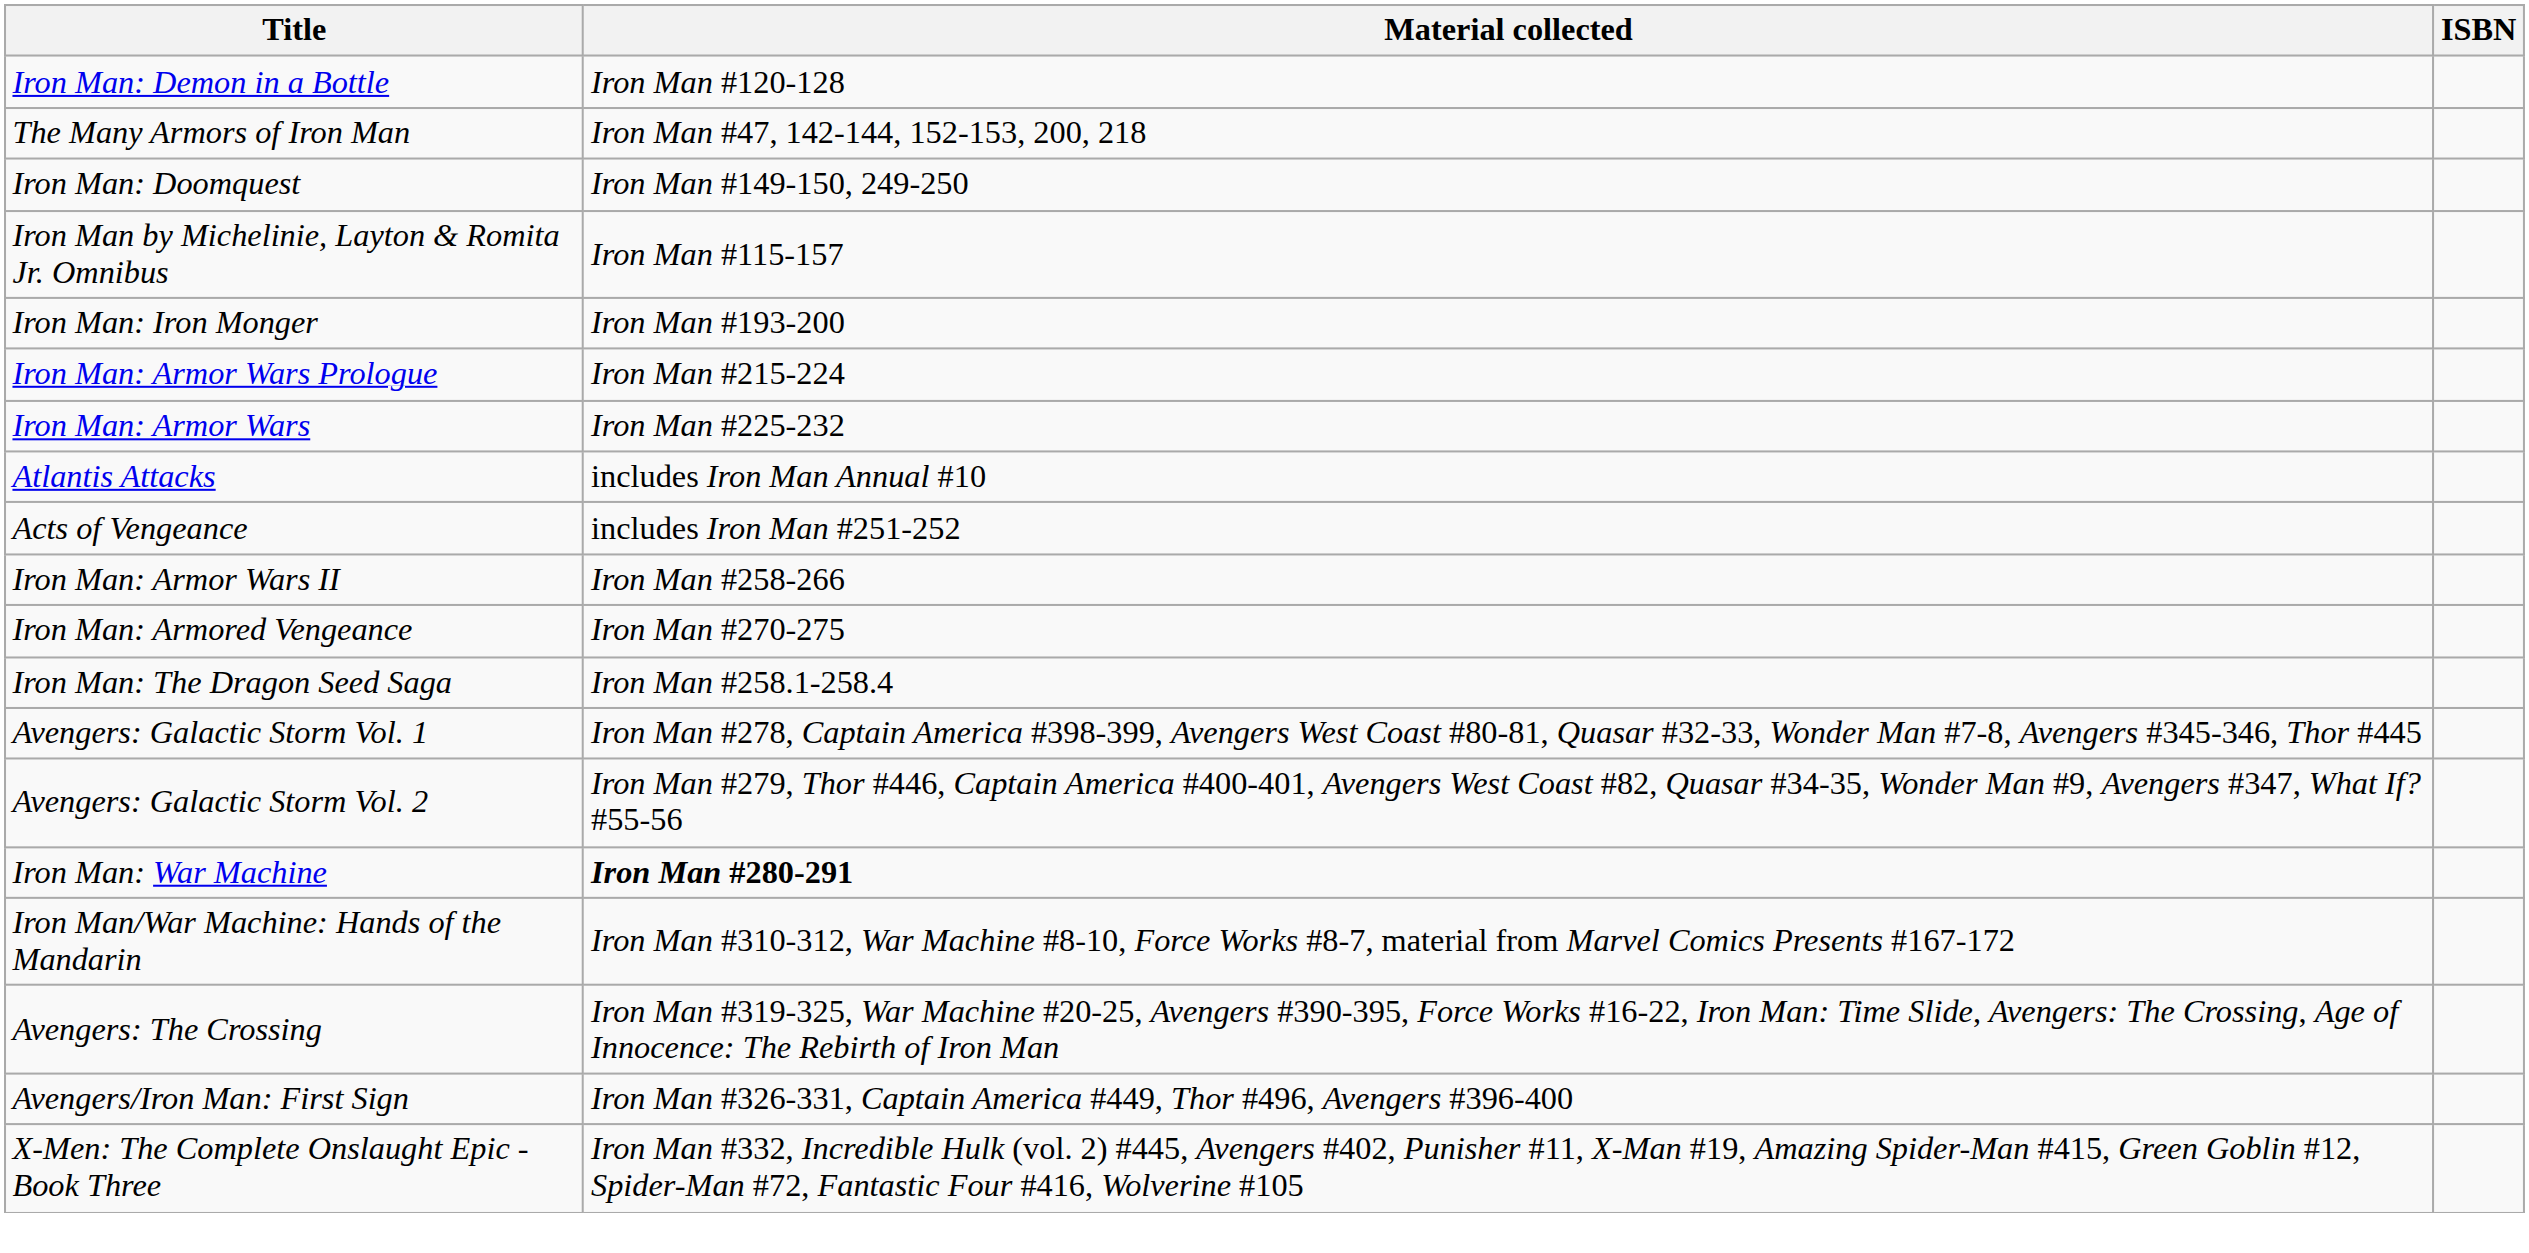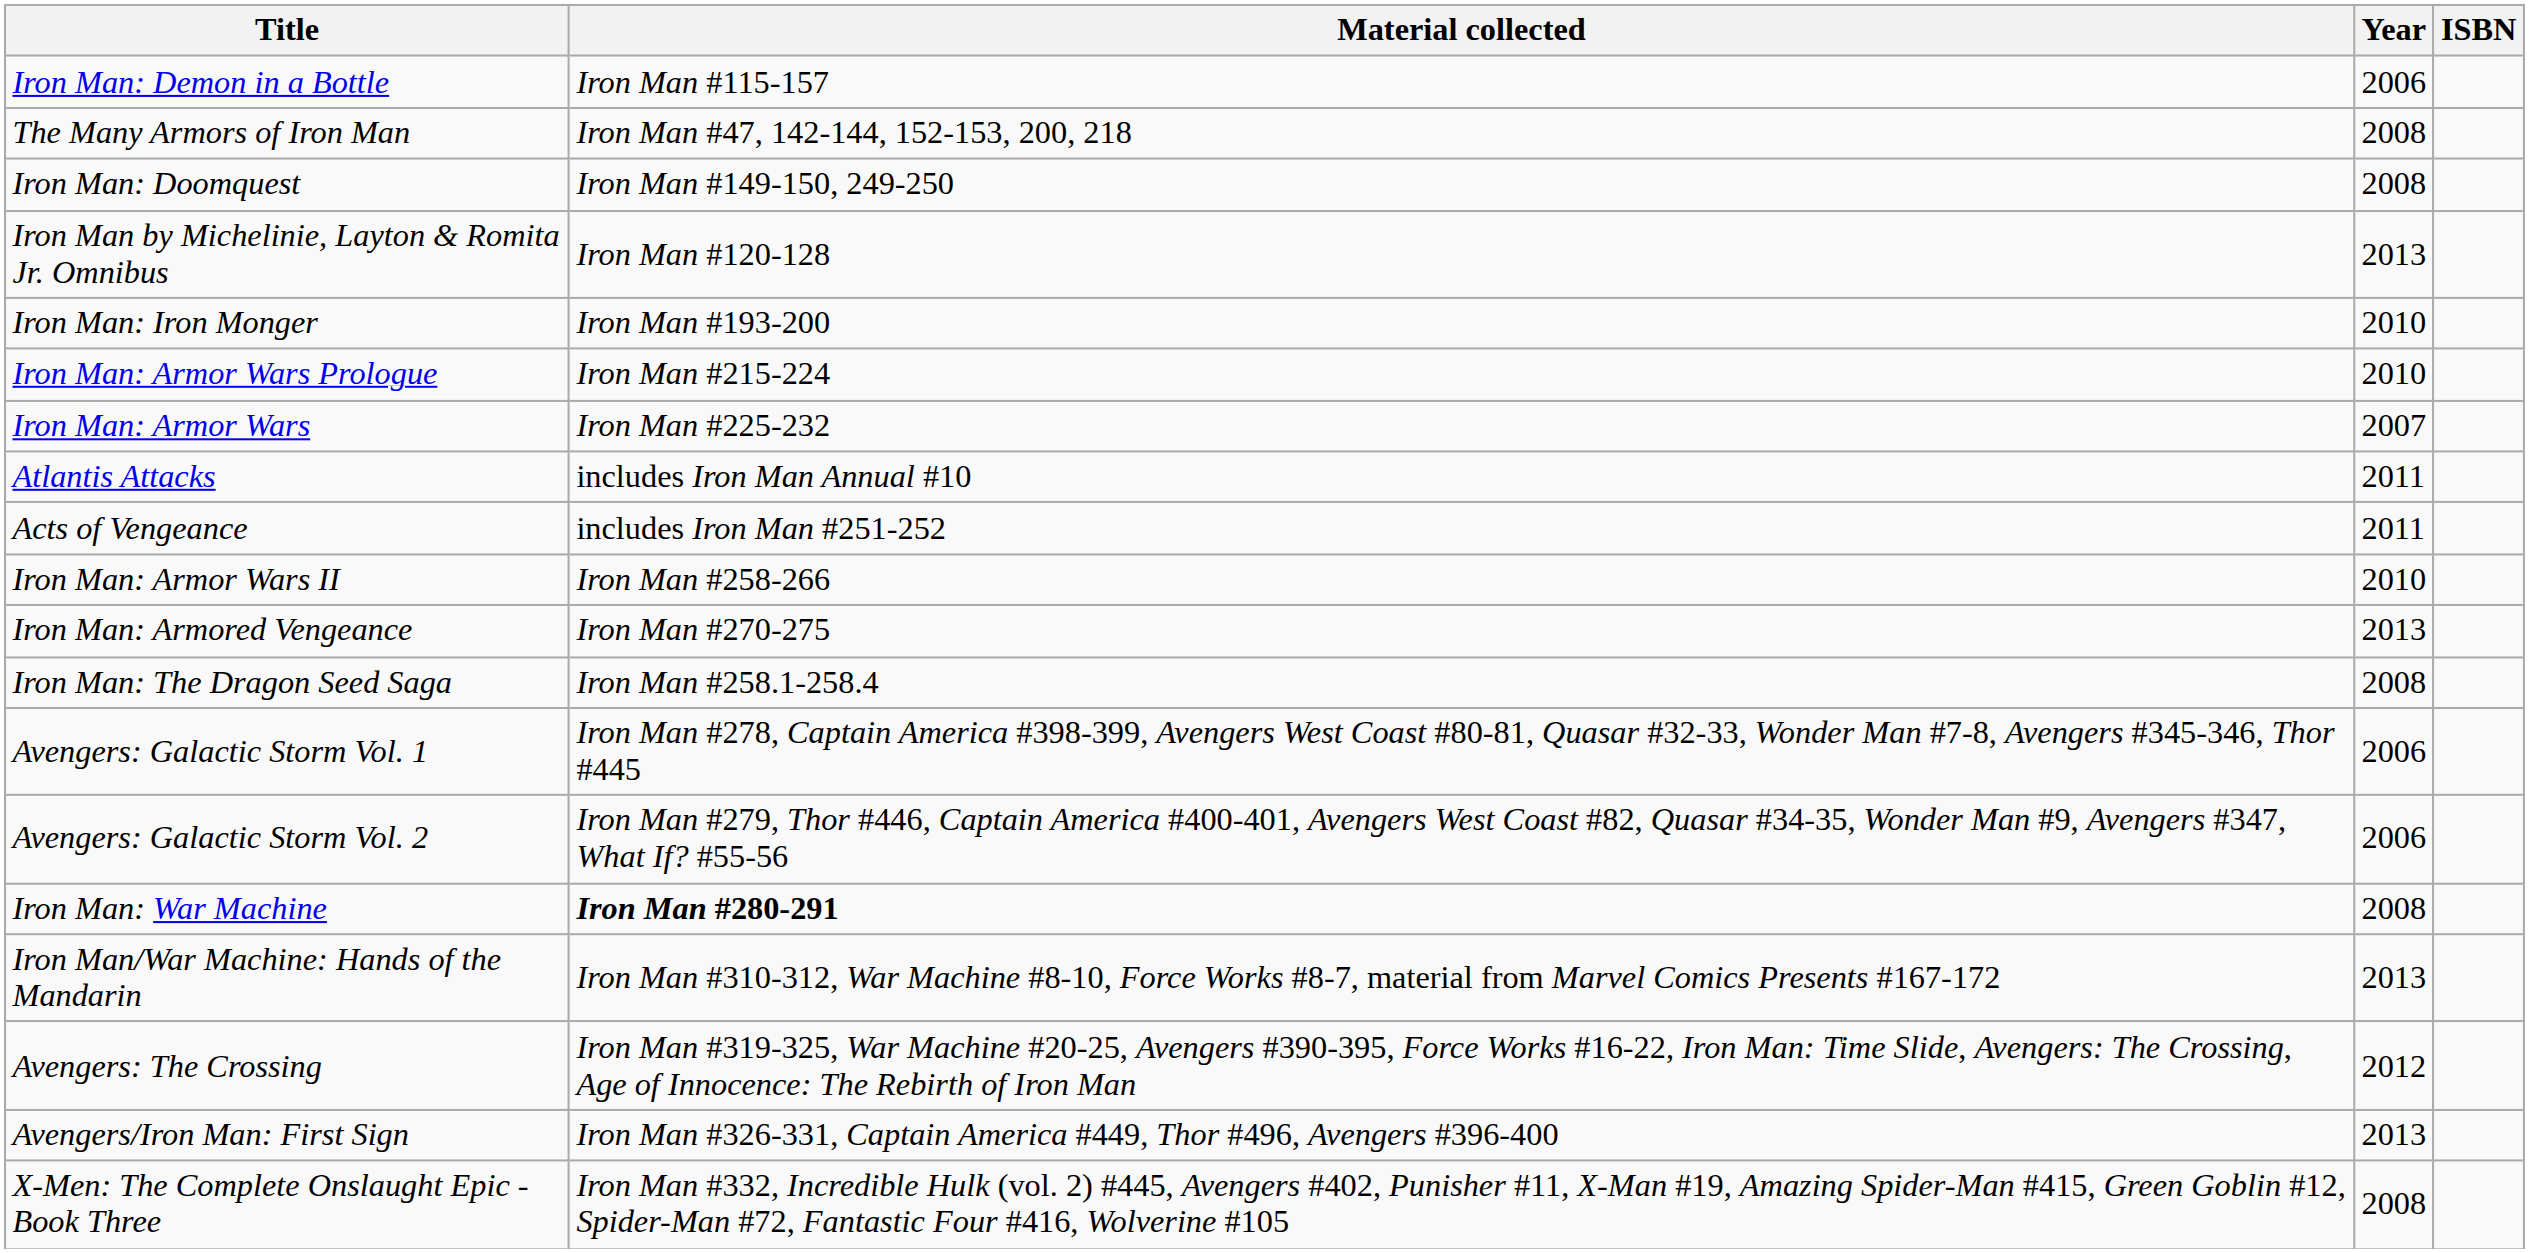+ column: (2394, 30)
(718, 81) Iron Man #120-128 -> (703, 81) Iron Man #115-157
(717, 253) Iron Man #115-157 -> (703, 253) Iron Man #120-128
